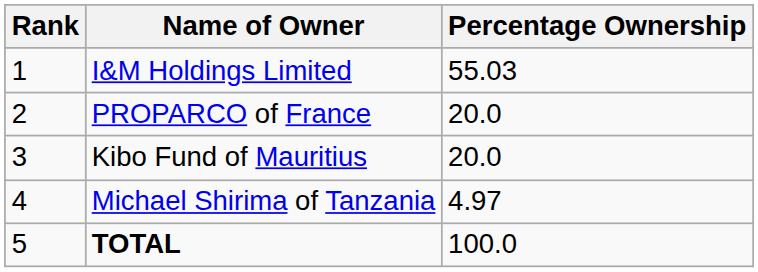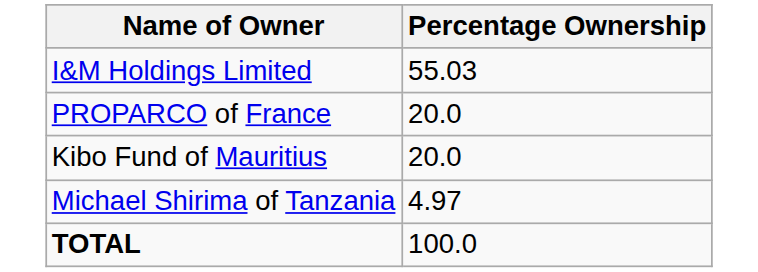- column: (45, 26)
